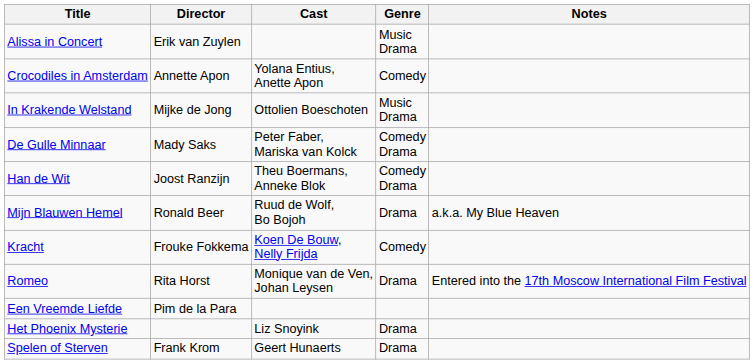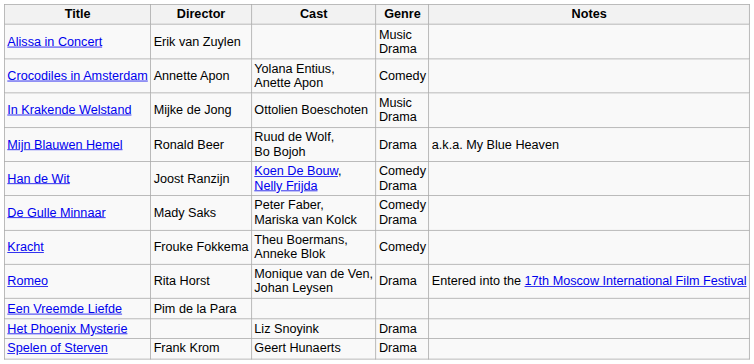rows swapped: (56, 144) <-> (65, 213)
(301, 178) Theu Boermans, Anneke Blok -> (298, 178) Koen De Bouw, Nelly Frijda
(298, 247) Koen De Bouw, Nelly Frijda -> (301, 247) Theu Boermans, Anneke Blok
